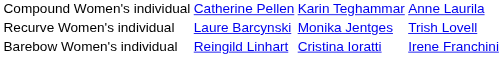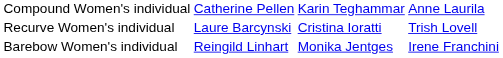(345, 27) Monika Jentges -> (340, 27) Cristina Ioratti
(340, 46) Cristina Ioratti -> (345, 46) Monika Jentges
